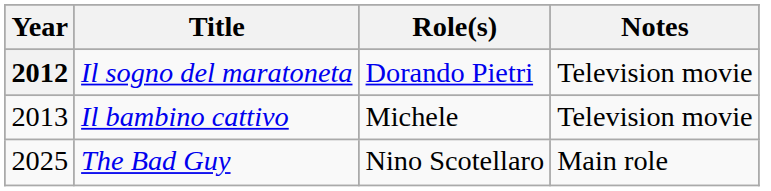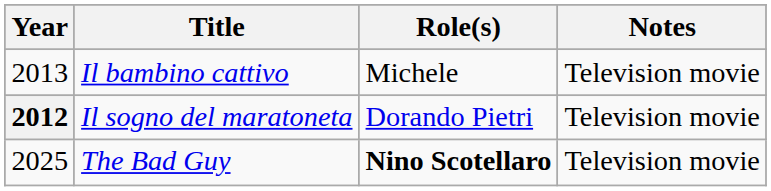rows swapped: (217, 71) <-> (185, 116)
(455, 161) normal -> (459, 161) bold
(613, 161) Main role -> (662, 161) Television movie
